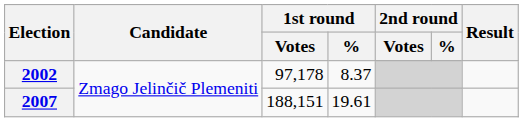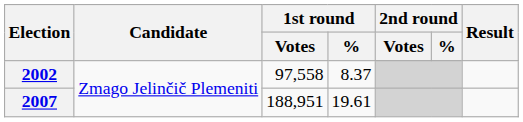(299, 74) 97,178 -> (299, 74) 97,558
(295, 102) 188,151 -> (295, 102) 188,951
